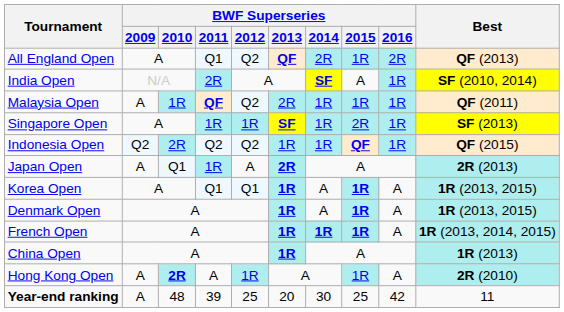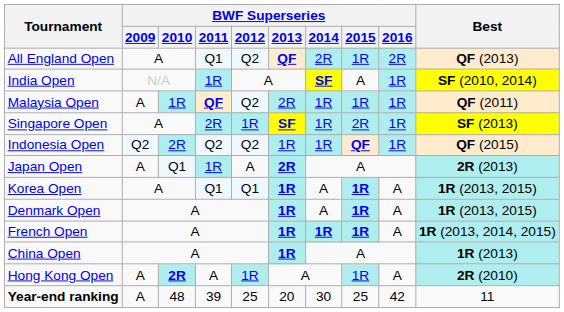(214, 81) 2R -> (214, 81) 1R
(214, 124) 1R -> (214, 124) 2R
